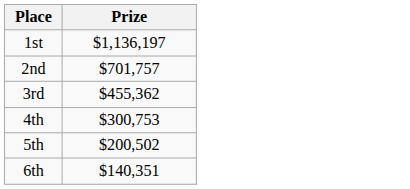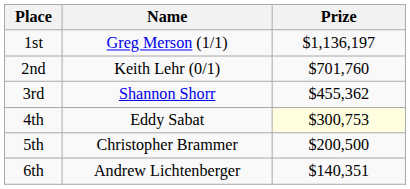+ column: (167, 17)
(129, 68) $701,757 -> (339, 68) $701,760
(129, 119) no background -> (339, 119) lightyellow background
(129, 145) $200,502 -> (339, 145) $200,500
